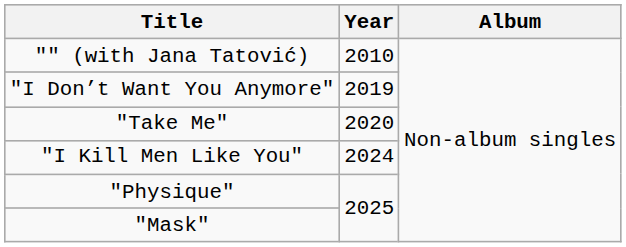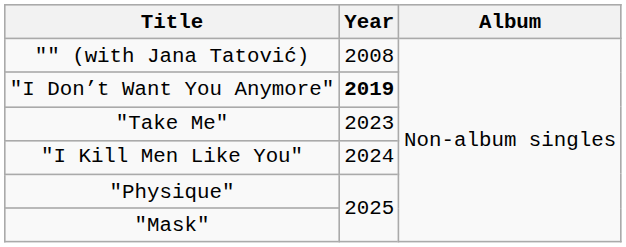(369, 56) 2010 -> (369, 56) 2008
(369, 90) normal -> (369, 90) bold
(369, 123) 2020 -> (369, 123) 2023
